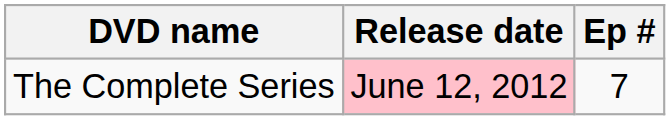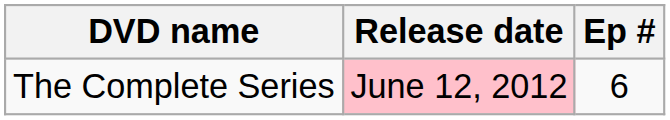(619, 85) 7 -> (619, 85) 6
